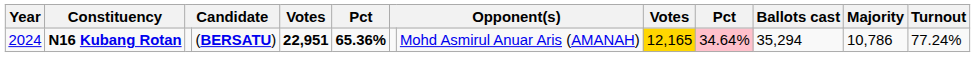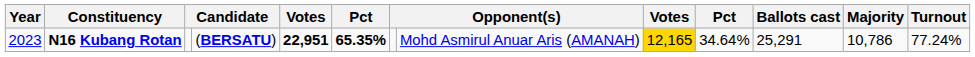(25, 40) 2024 -> (25, 40) 2023
(361, 40) 65.36% -> (361, 40) 65.35%
(724, 40) pink background -> (724, 40) no background
(779, 40) 35,294 -> (779, 40) 25,291
